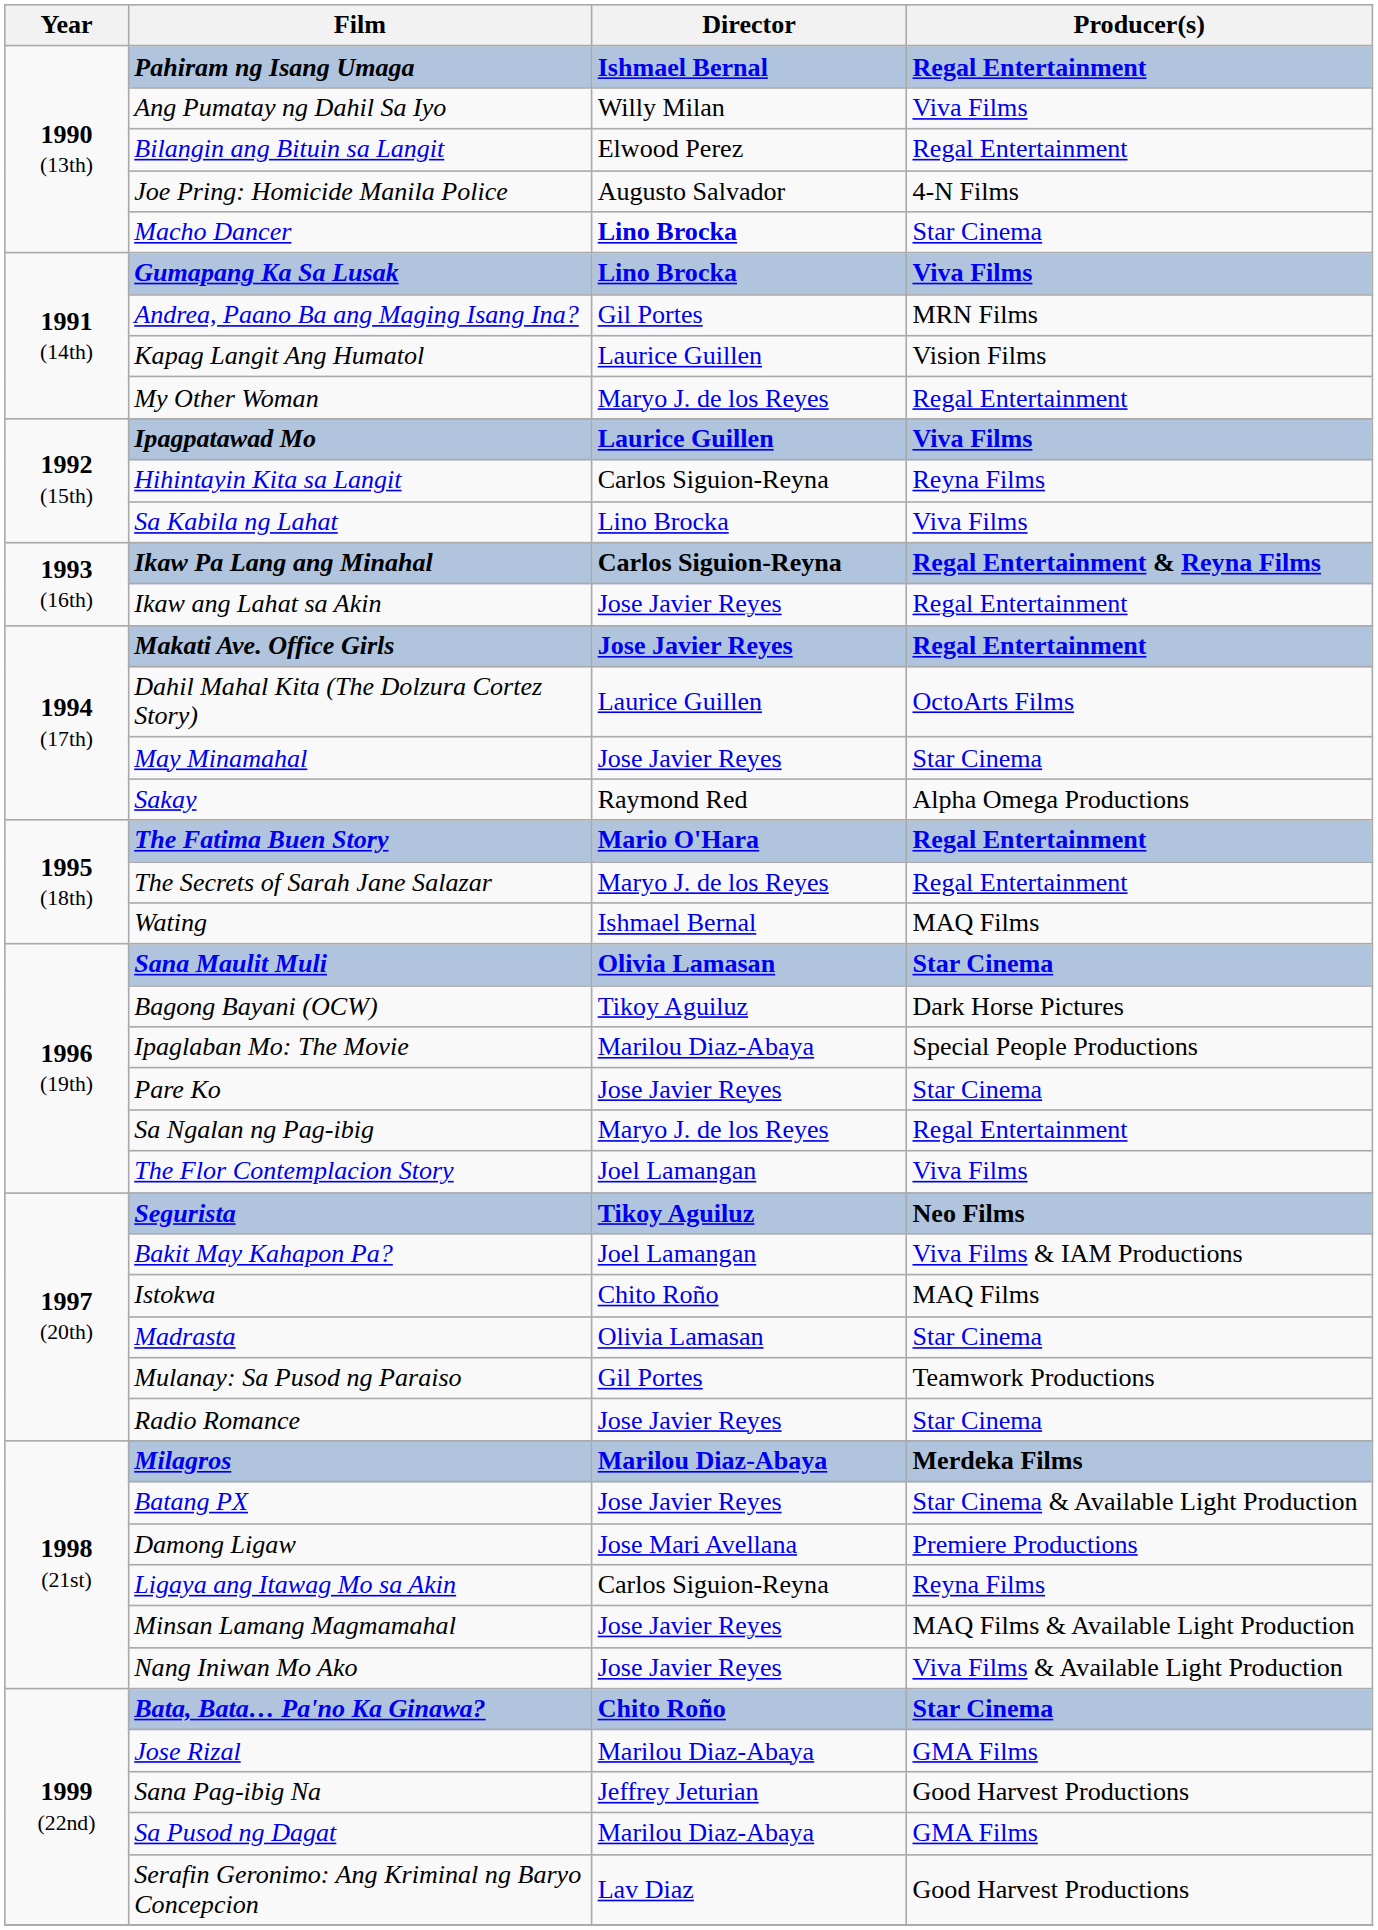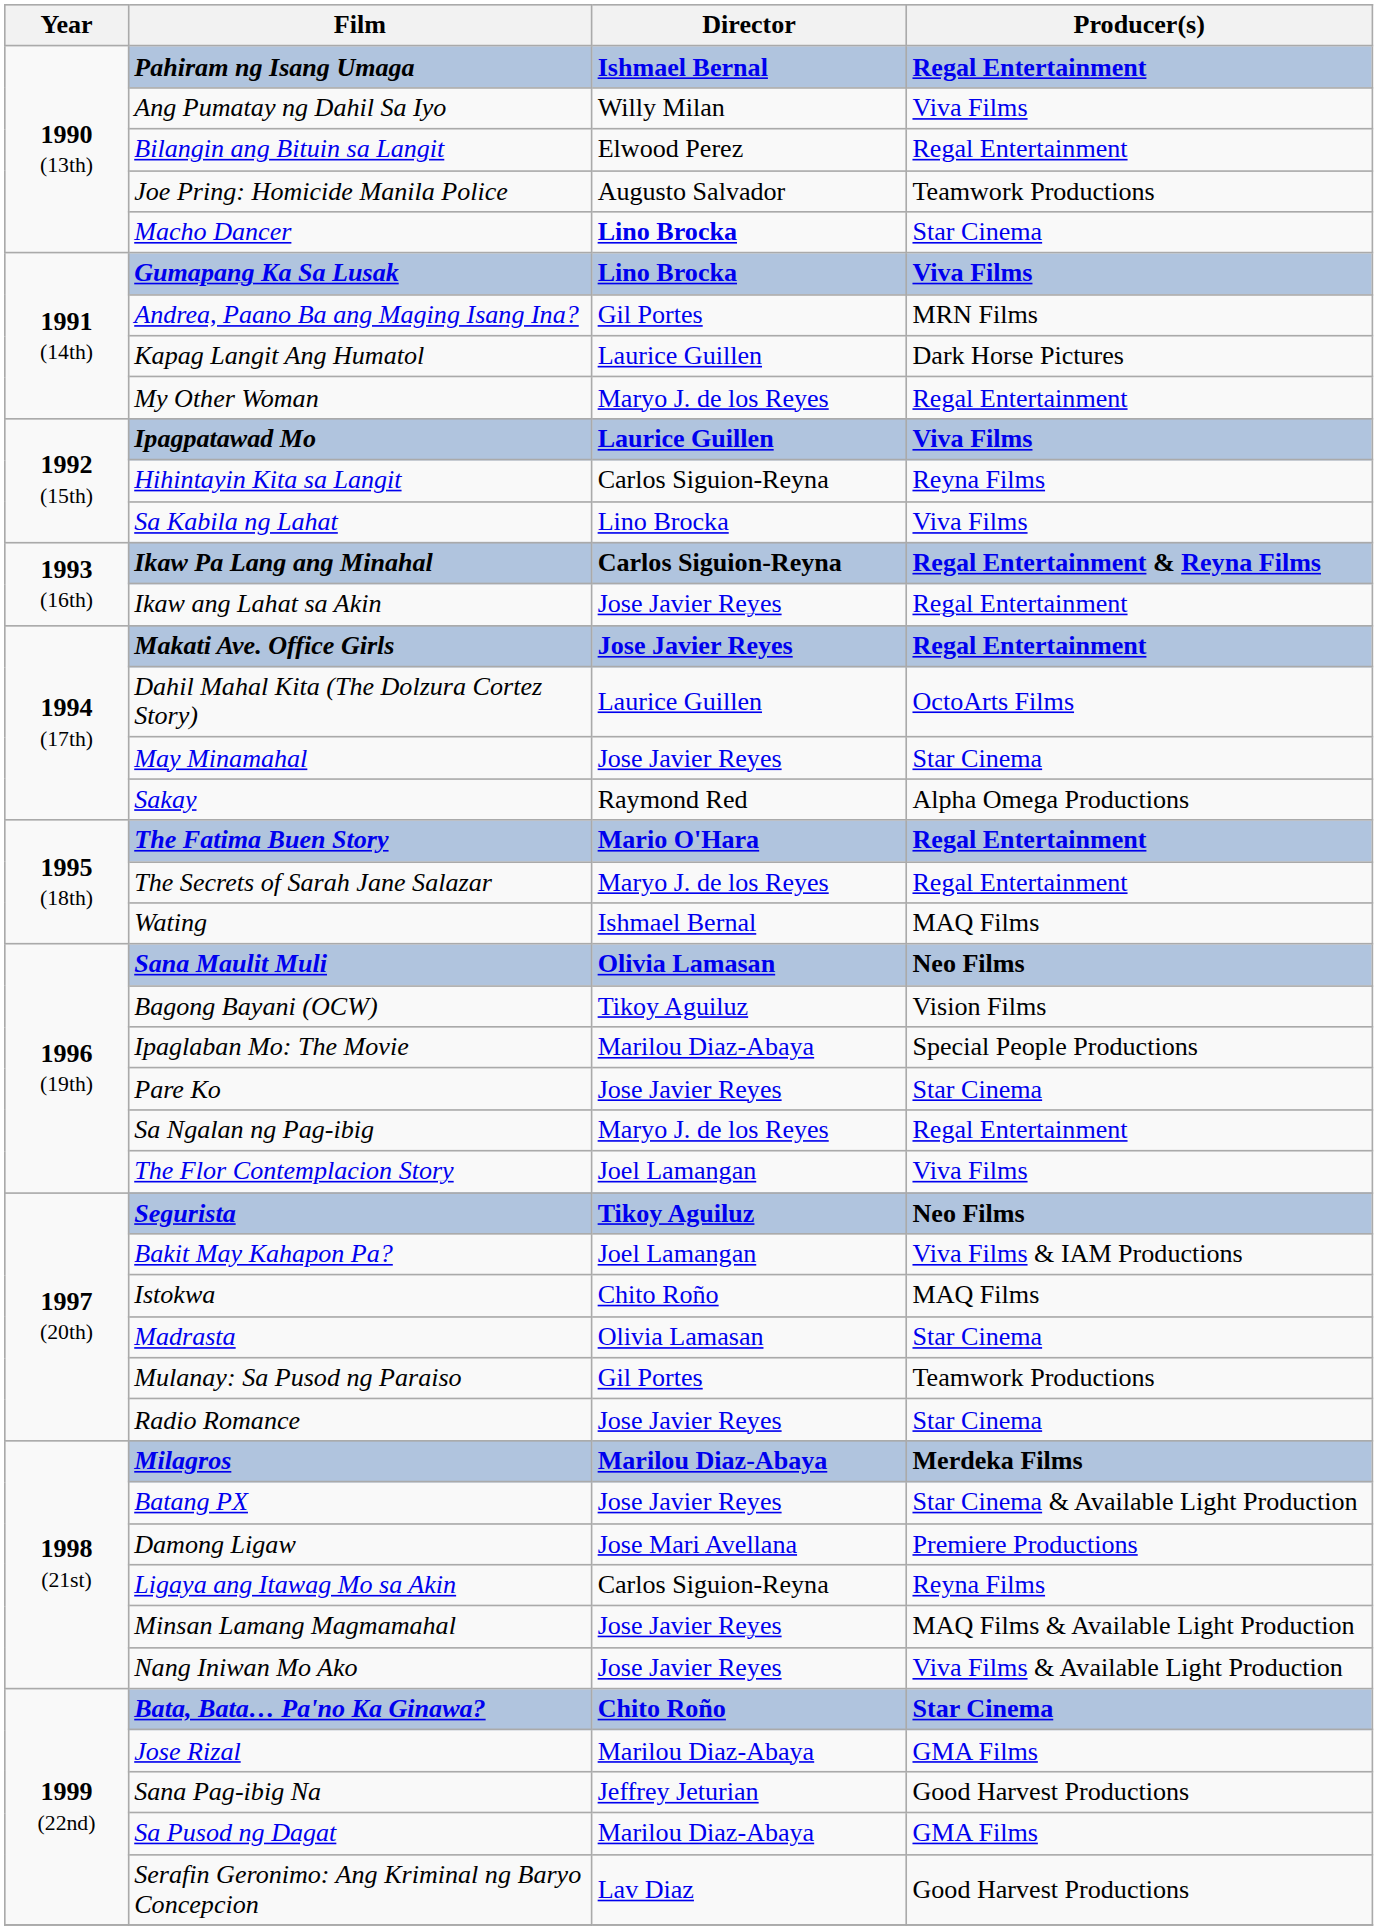(966, 190) 4-N Films -> (1034, 190) Teamwork Productions
(979, 356) Vision Films -> (1018, 356) Dark Horse Pictures
(983, 964) Star Cinema -> (969, 964) Neo Films
(1018, 1005) Dark Horse Pictures -> (979, 1005) Vision Films
